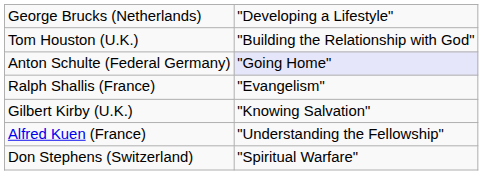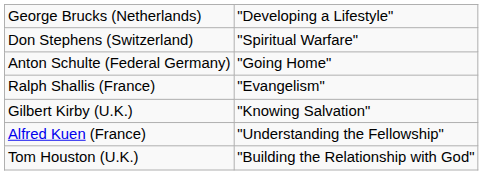rows swapped: (73, 39) <-> (101, 157)
(284, 63) lavender background -> (284, 63) no background
